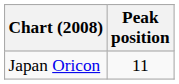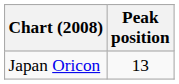(140, 65) 11 -> (140, 65) 13
